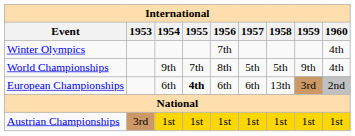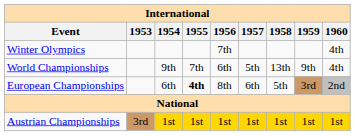(224, 67) 8th -> (224, 67) 6th
(280, 67) 5th -> (280, 67) 13th
(224, 85) 6th -> (224, 85) 8th
(280, 85) 13th -> (280, 85) 5th
